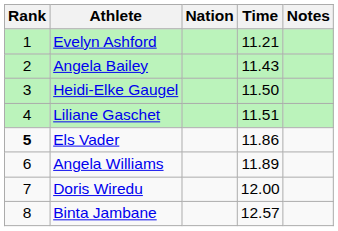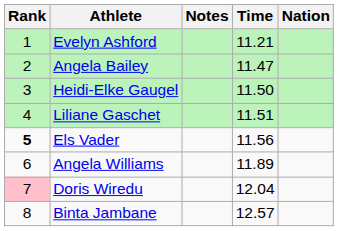columns swapped: (210, 16) <-> (308, 16)
(260, 66) 11.43 -> (255, 66) 11.47
(260, 139) 11.86 -> (255, 139) 11.56
(27, 189) no background -> (27, 189) pink background
(260, 189) 12.00 -> (255, 189) 12.04
